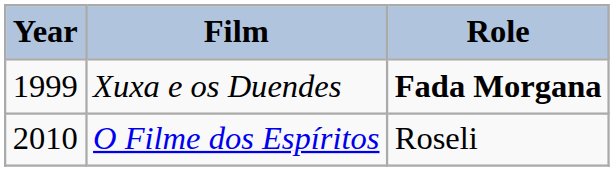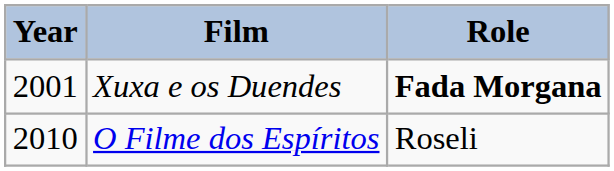(45, 85) 1999 -> (45, 85) 2001
